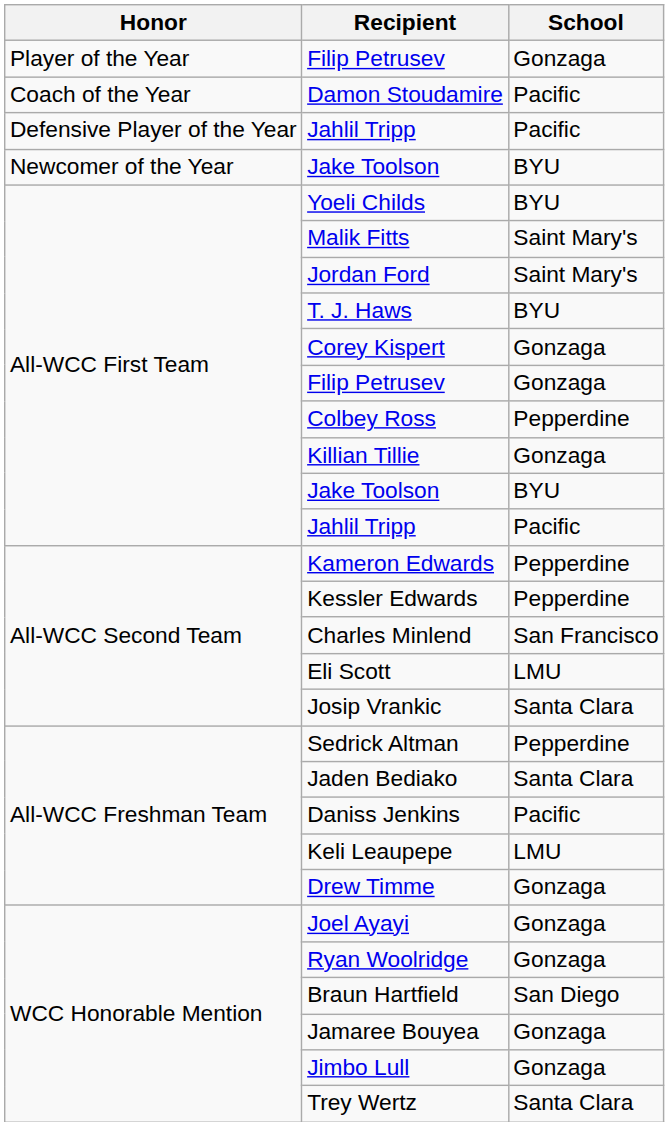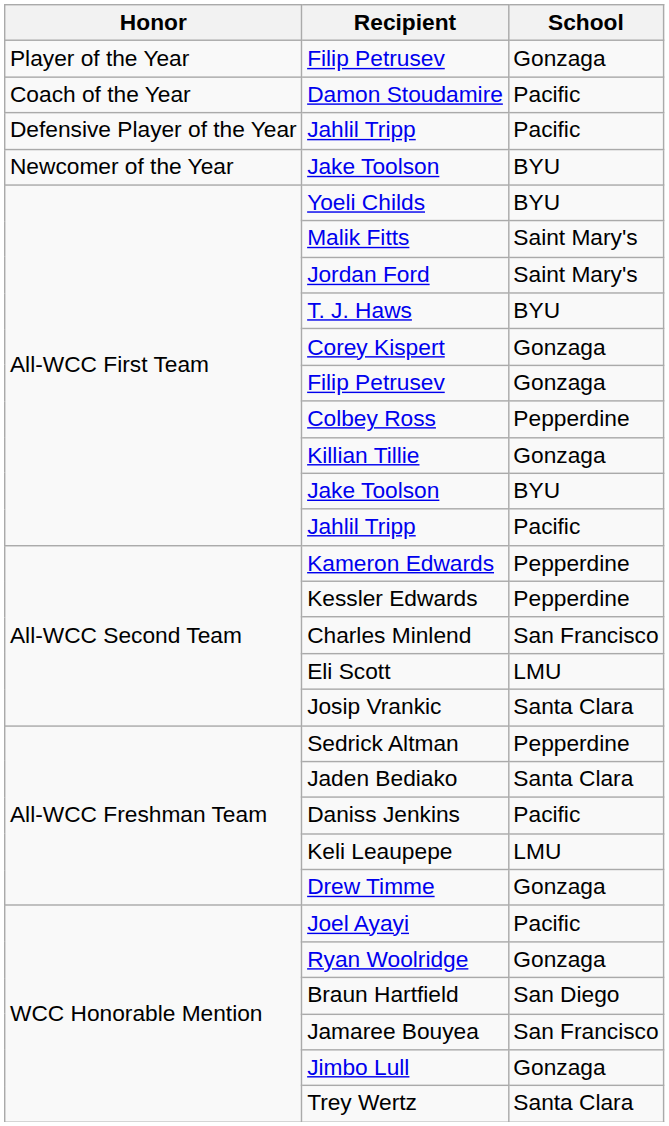(559, 923) Gonzaga -> (547, 923) Pacific
(559, 1031) Gonzaga -> (586, 1031) San Francisco
